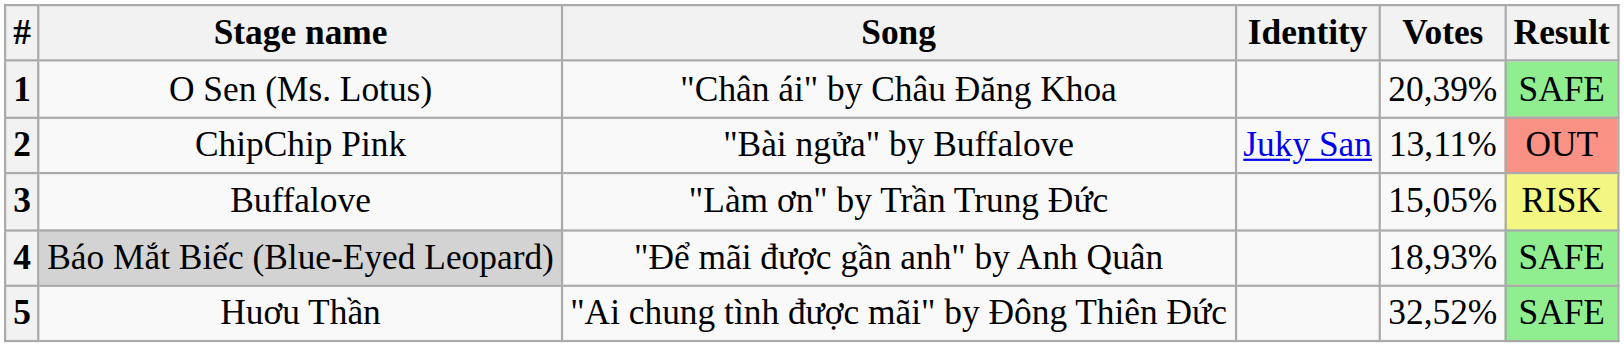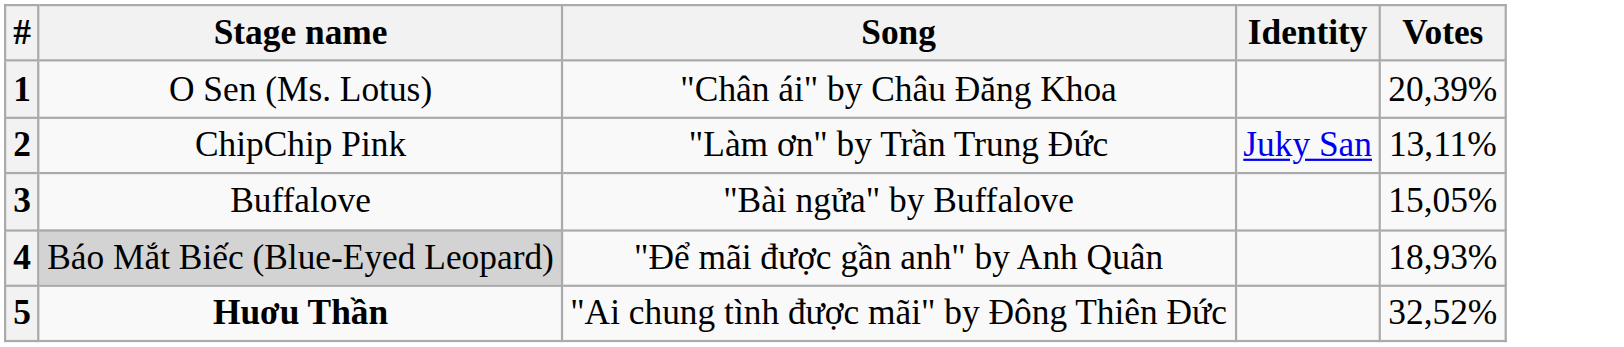- column: (1562, 32)
(899, 144) "Bài ngửa" by Buffalove -> (899, 144) "Làm ơn" by Trần Trung Đức
(899, 200) "Làm ơn" by Trần Trung Đức -> (899, 200) "Bài ngửa" by Buffalove
(301, 312) normal -> (301, 312) bold
